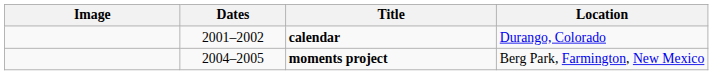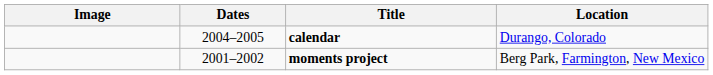(233, 37) 2001–2002 -> (233, 37) 2004–2005
(233, 59) 2004–2005 -> (233, 59) 2001–2002
